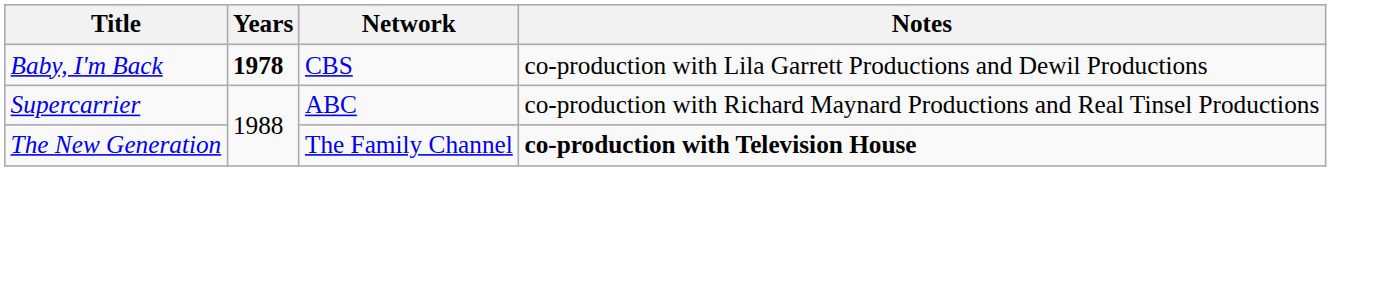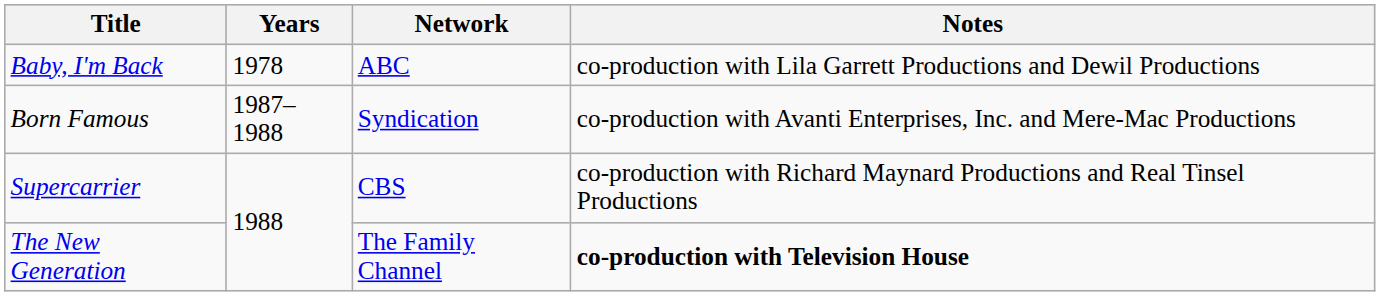(258, 64) bold -> (258, 64) normal
(329, 64) CBS -> (384, 64) ABC
+ row: (80, 118)
(331, 104) ABC -> (382, 187) CBS
